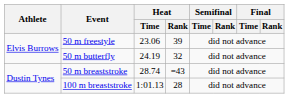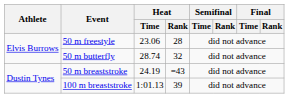(178, 41) 39 -> (178, 41) 28
(150, 56) 24.19 -> (150, 56) 28.74
(150, 71) 28.74 -> (150, 71) 24.19
(178, 86) 28 -> (178, 86) 39
